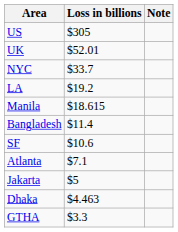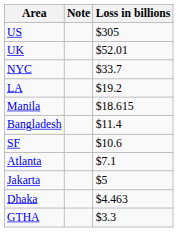columns swapped: (104, 13) <-> (159, 13)
